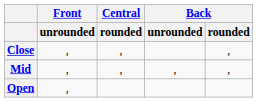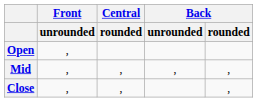rows swapped: (21, 50) <-> (21, 87)
